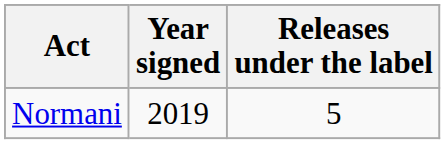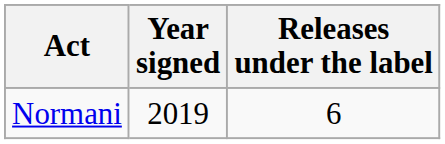(334, 112) 5 -> (334, 112) 6
